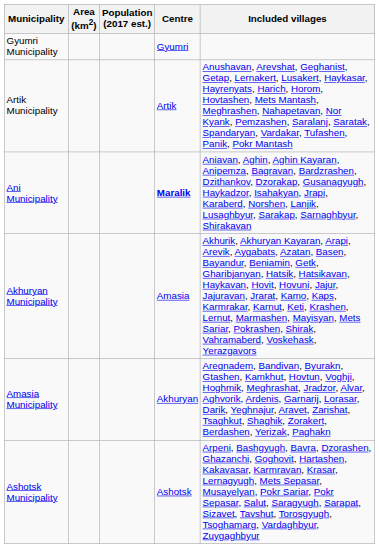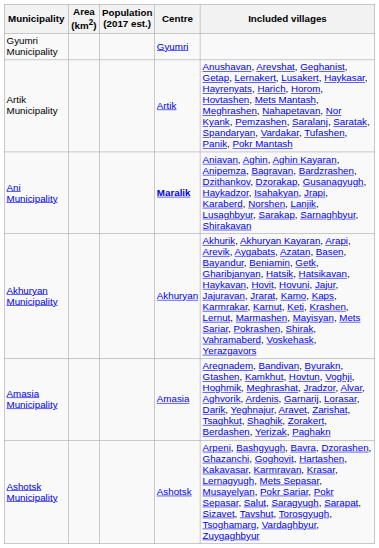(173, 296) Amasia -> (177, 296) Akhuryan
(177, 399) Akhuryan -> (173, 399) Amasia
